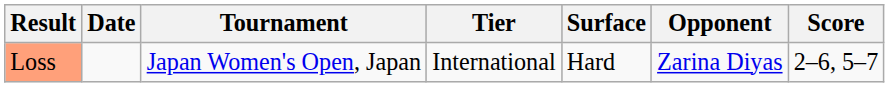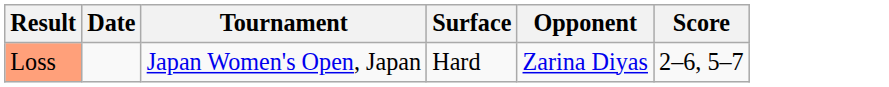- column: (494, 23)
